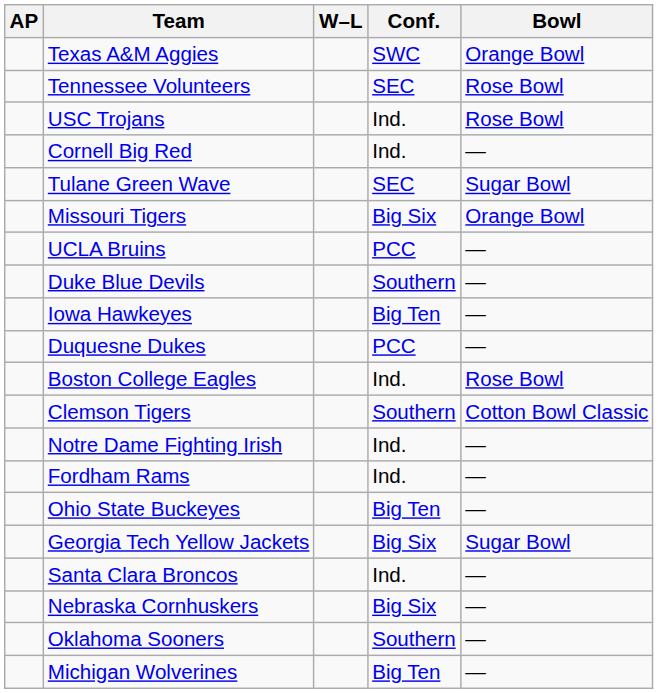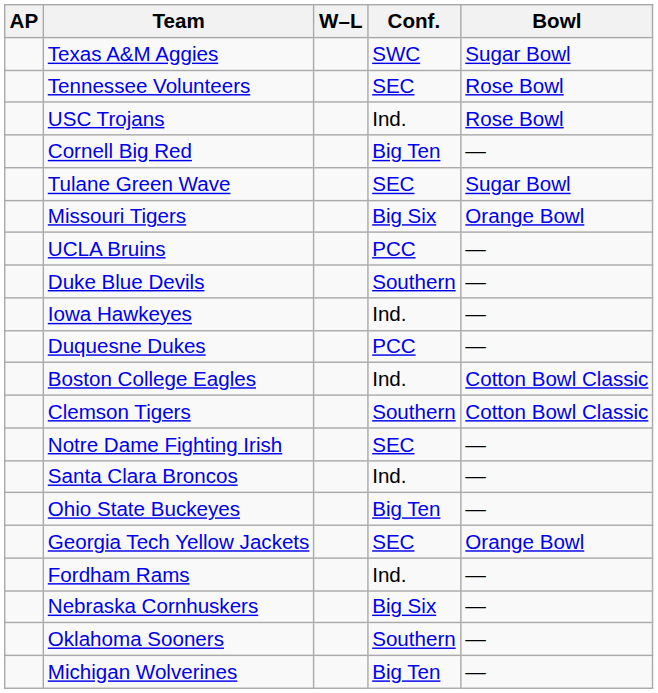(525, 54) Orange Bowl -> (518, 54) Sugar Bowl
(389, 152) Ind. -> (406, 152) Big Ten
(406, 314) Big Ten -> (389, 314) Ind.
(515, 379) Rose Bowl -> (557, 379) Cotton Bowl Classic
(389, 444) Ind. -> (393, 444) SEC
rows swapped: (143, 574) <-> (119, 477)
(404, 542) Big Six -> (393, 542) SEC
(518, 542) Sugar Bowl -> (525, 542) Orange Bowl
